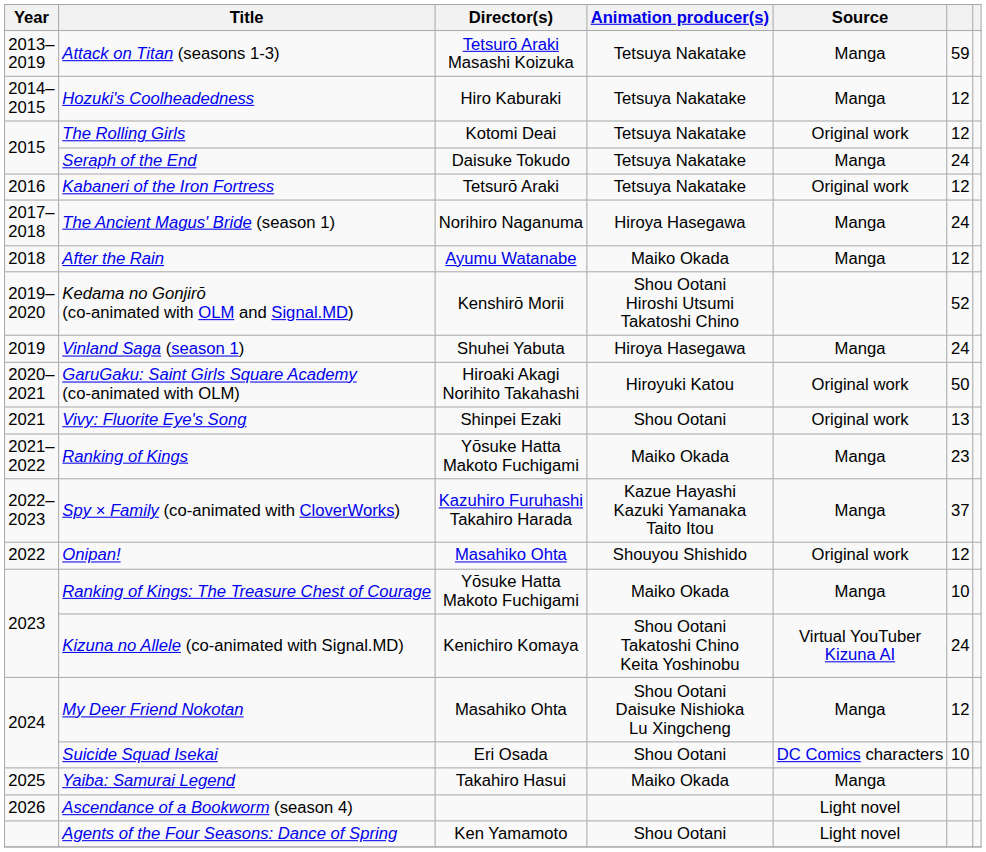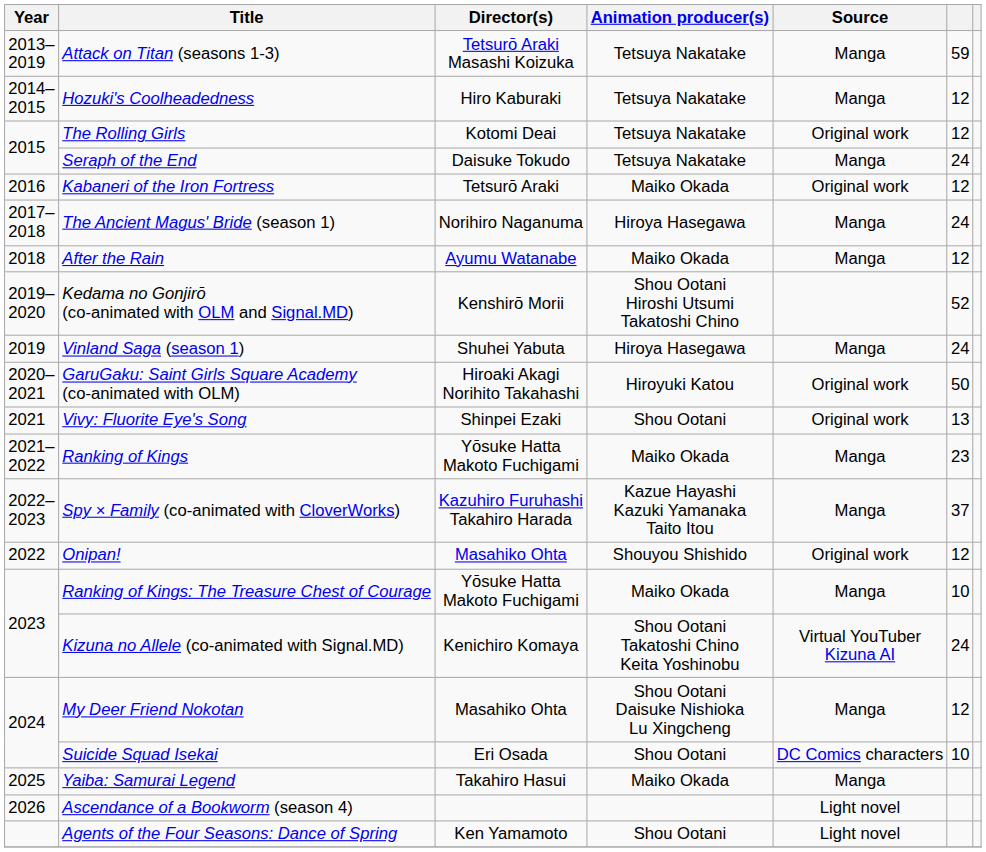(680, 187) Tetsuya Nakatake -> (680, 187) Maiko Okada
